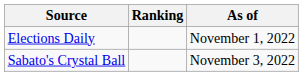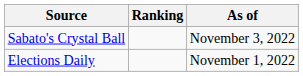rows swapped: (66, 60) <-> (51, 37)
